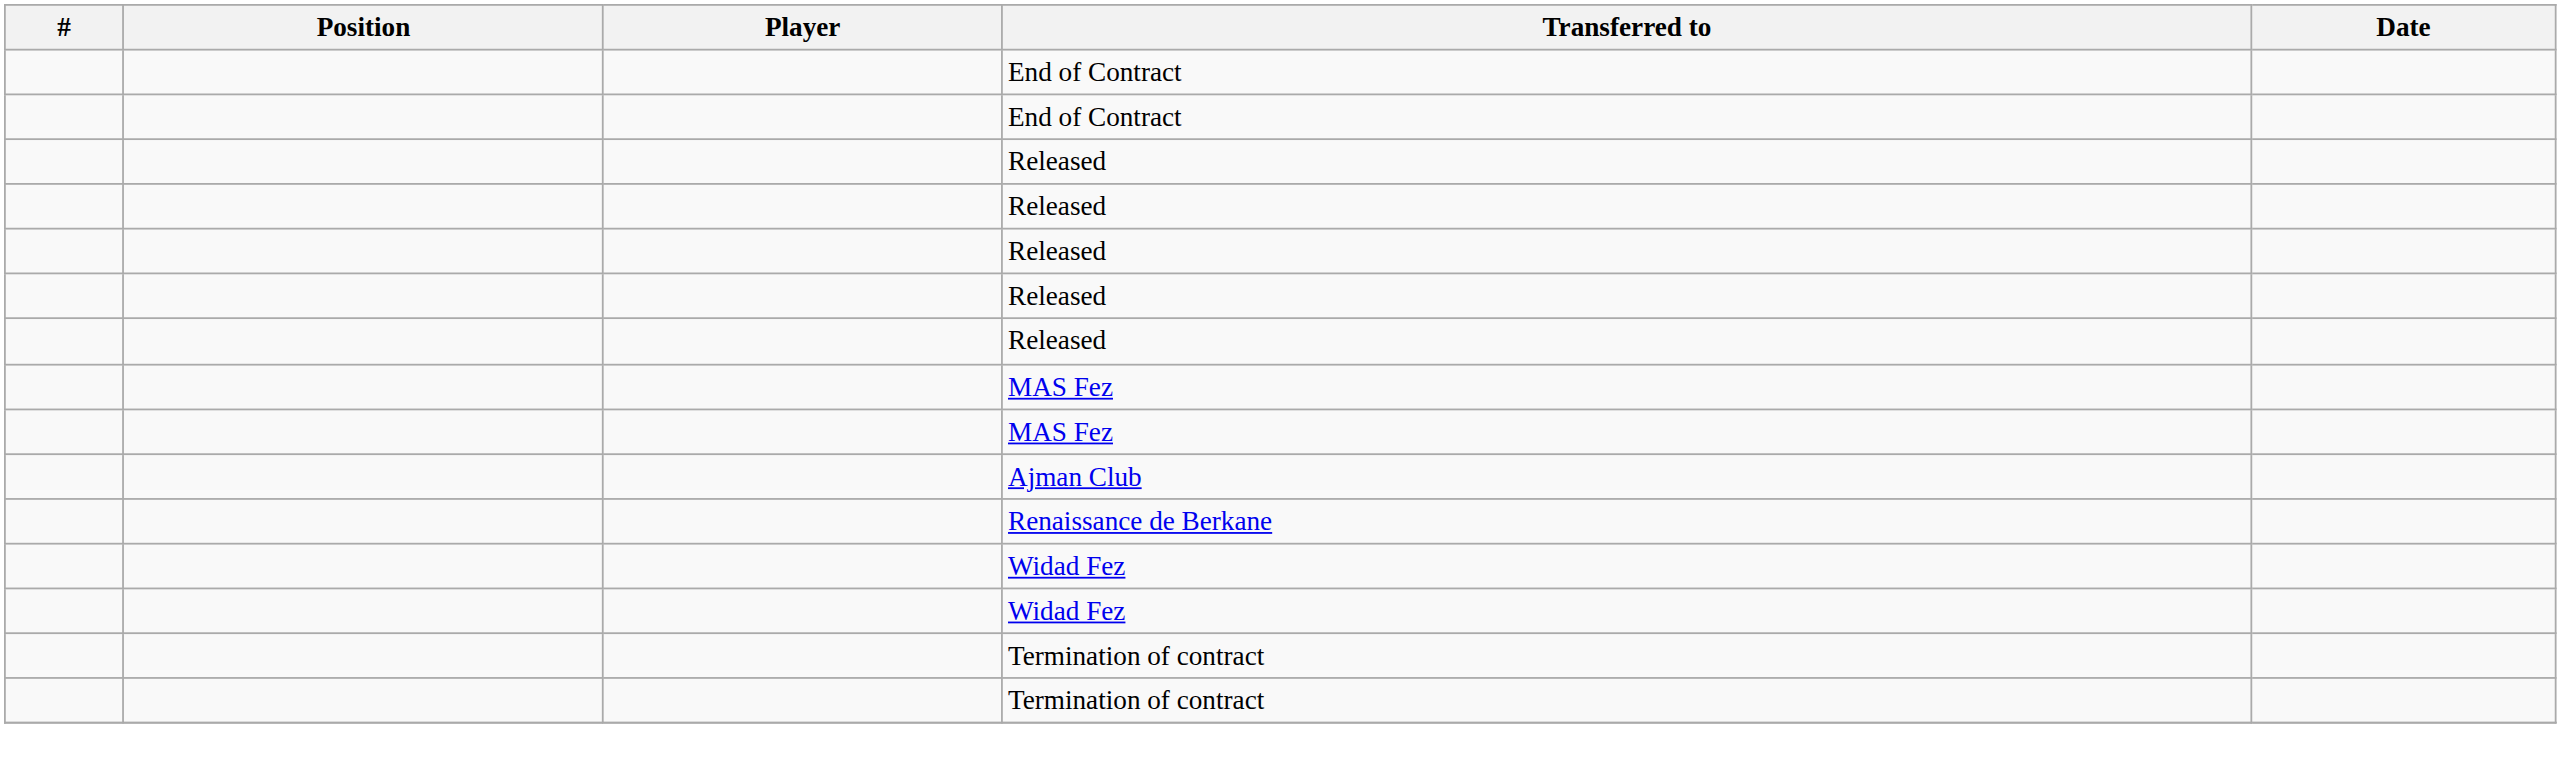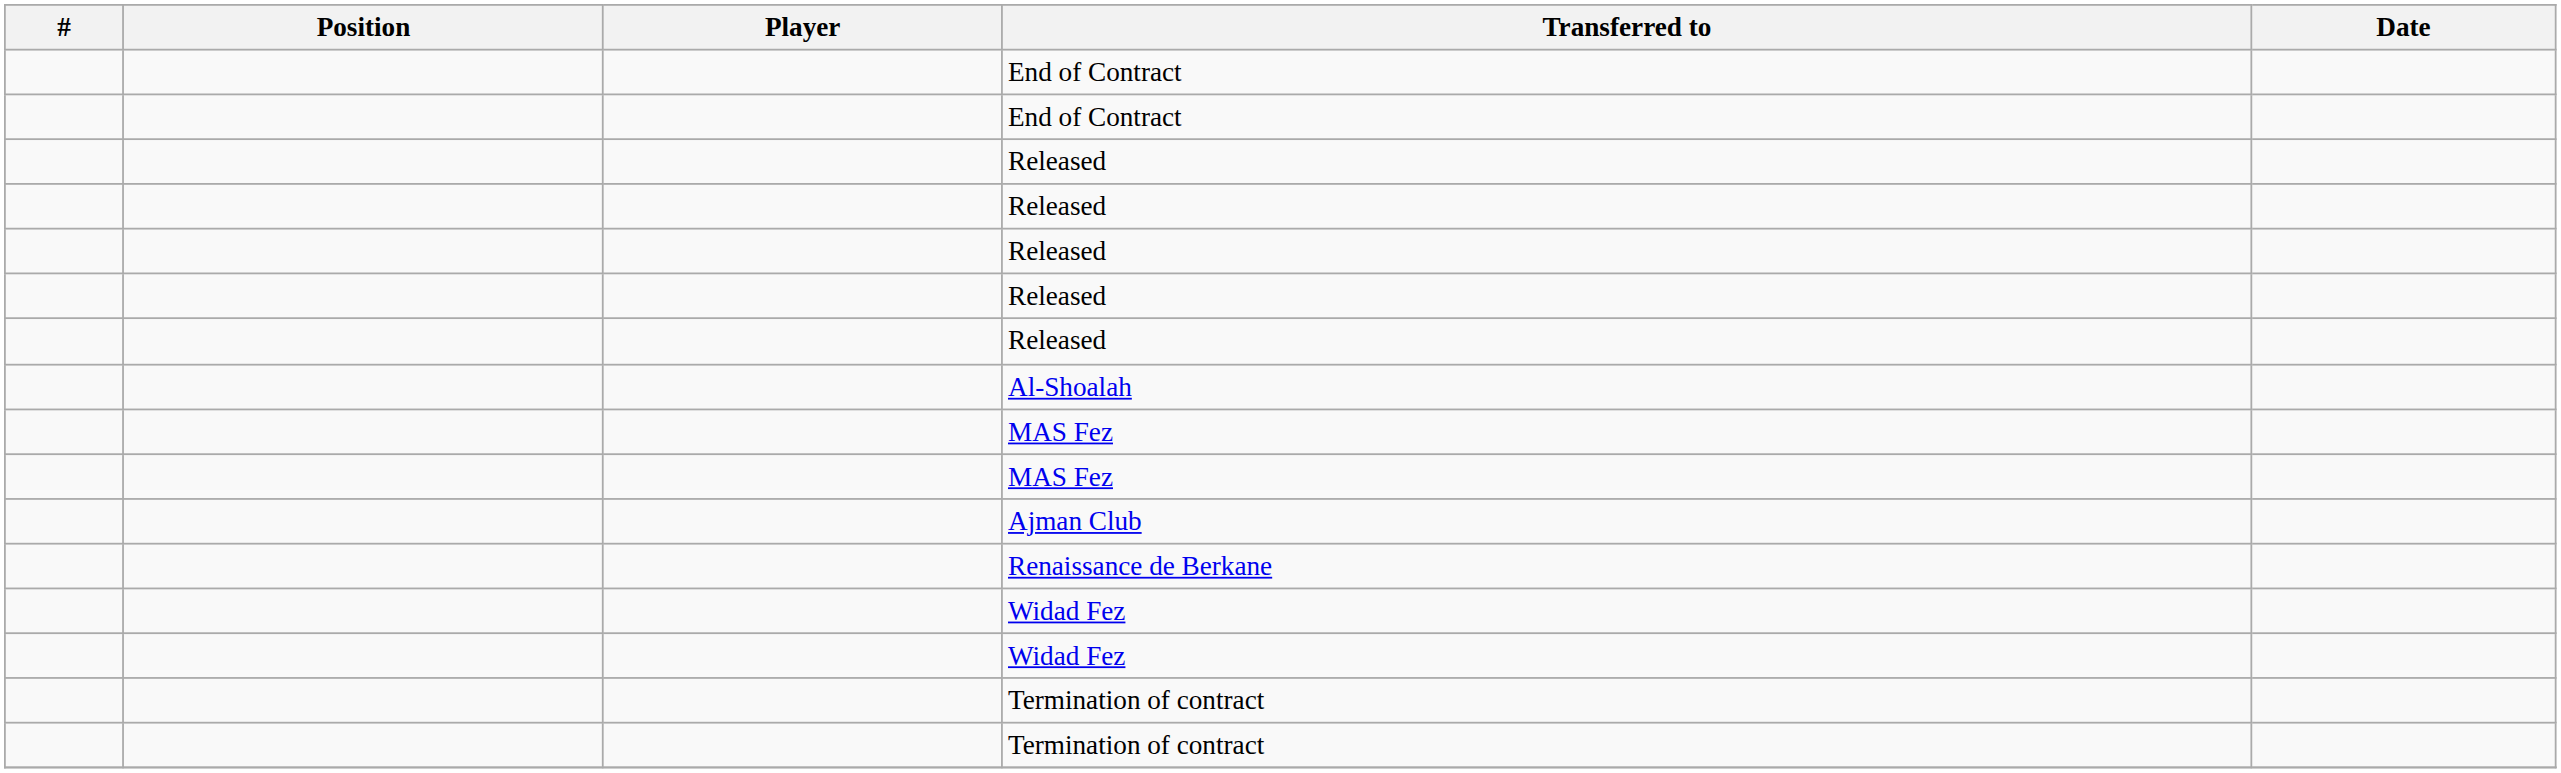+ row: (64, 386)
